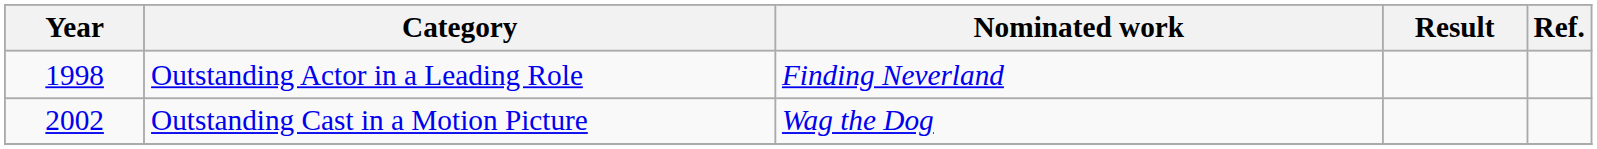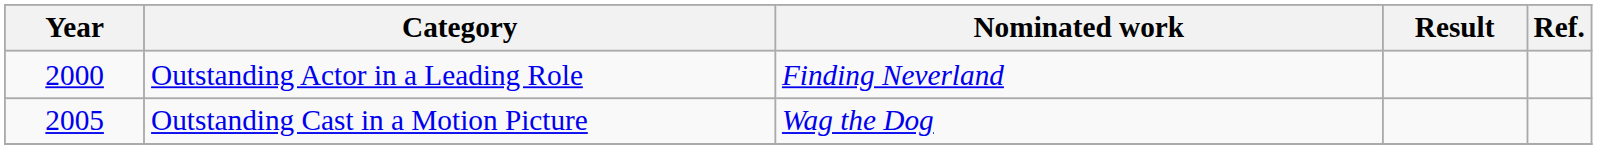(75, 74) 1998 -> (75, 74) 2000
(75, 120) 2002 -> (75, 120) 2005
